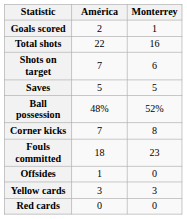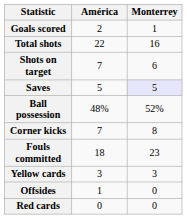(155, 87) no background -> (155, 87) lavender background
rows swapped: (38, 174) <-> (38, 190)
